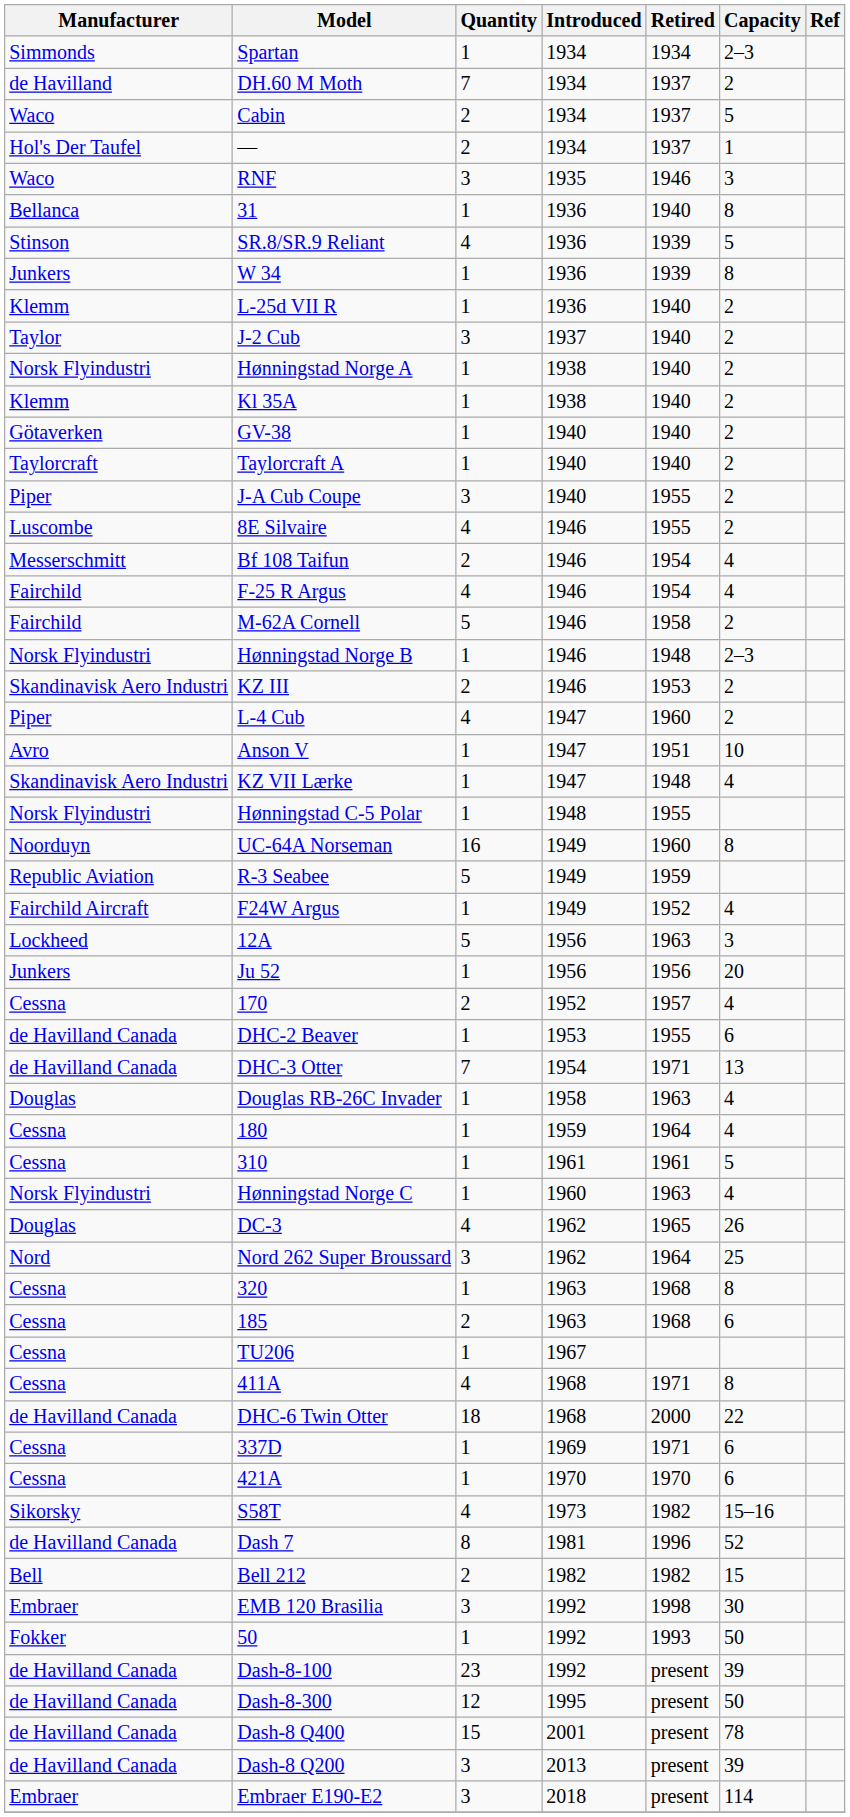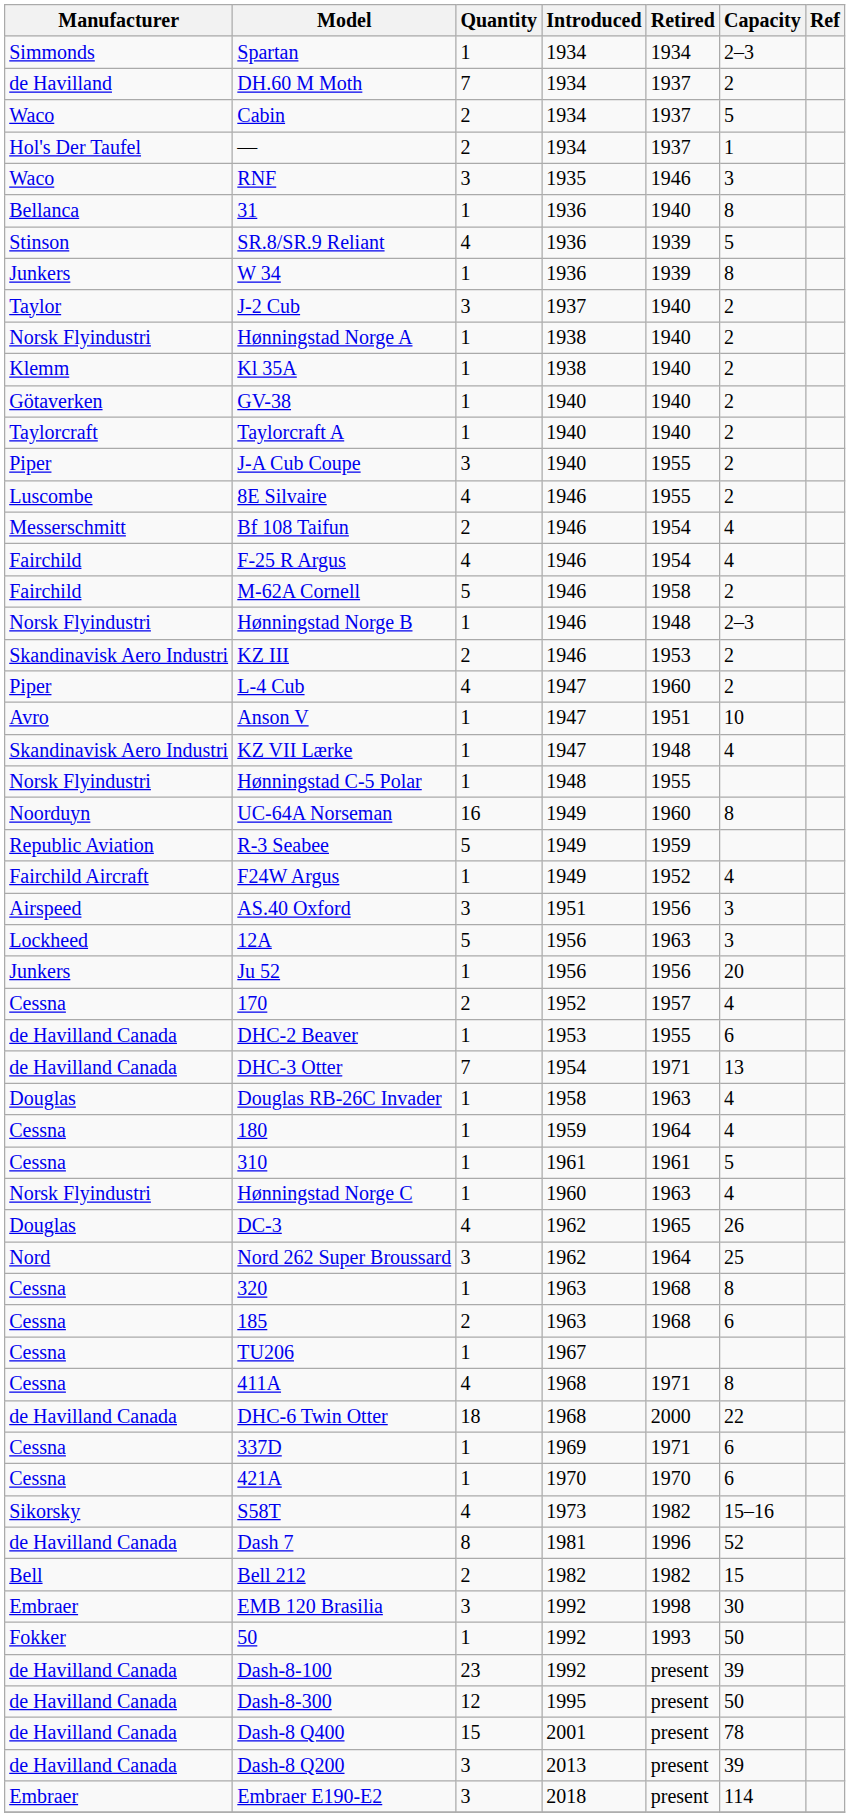- row: (287, 305)
+ row: (294, 908)
